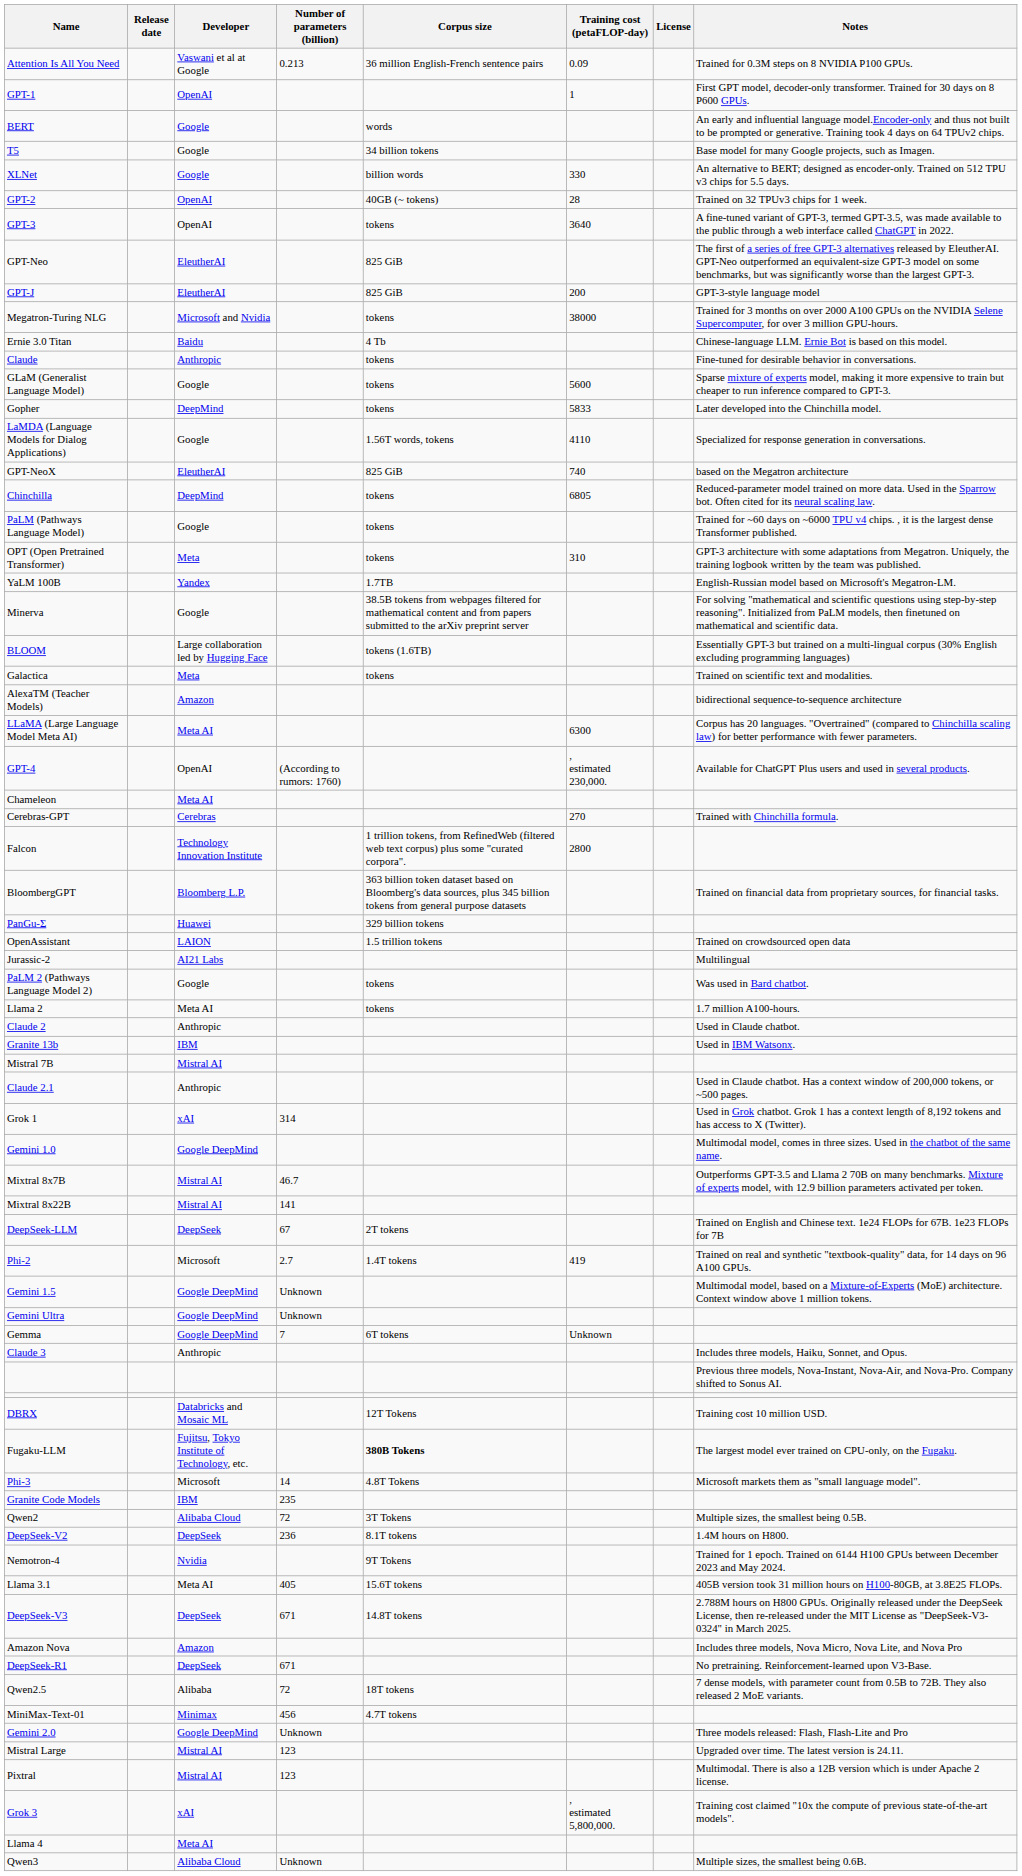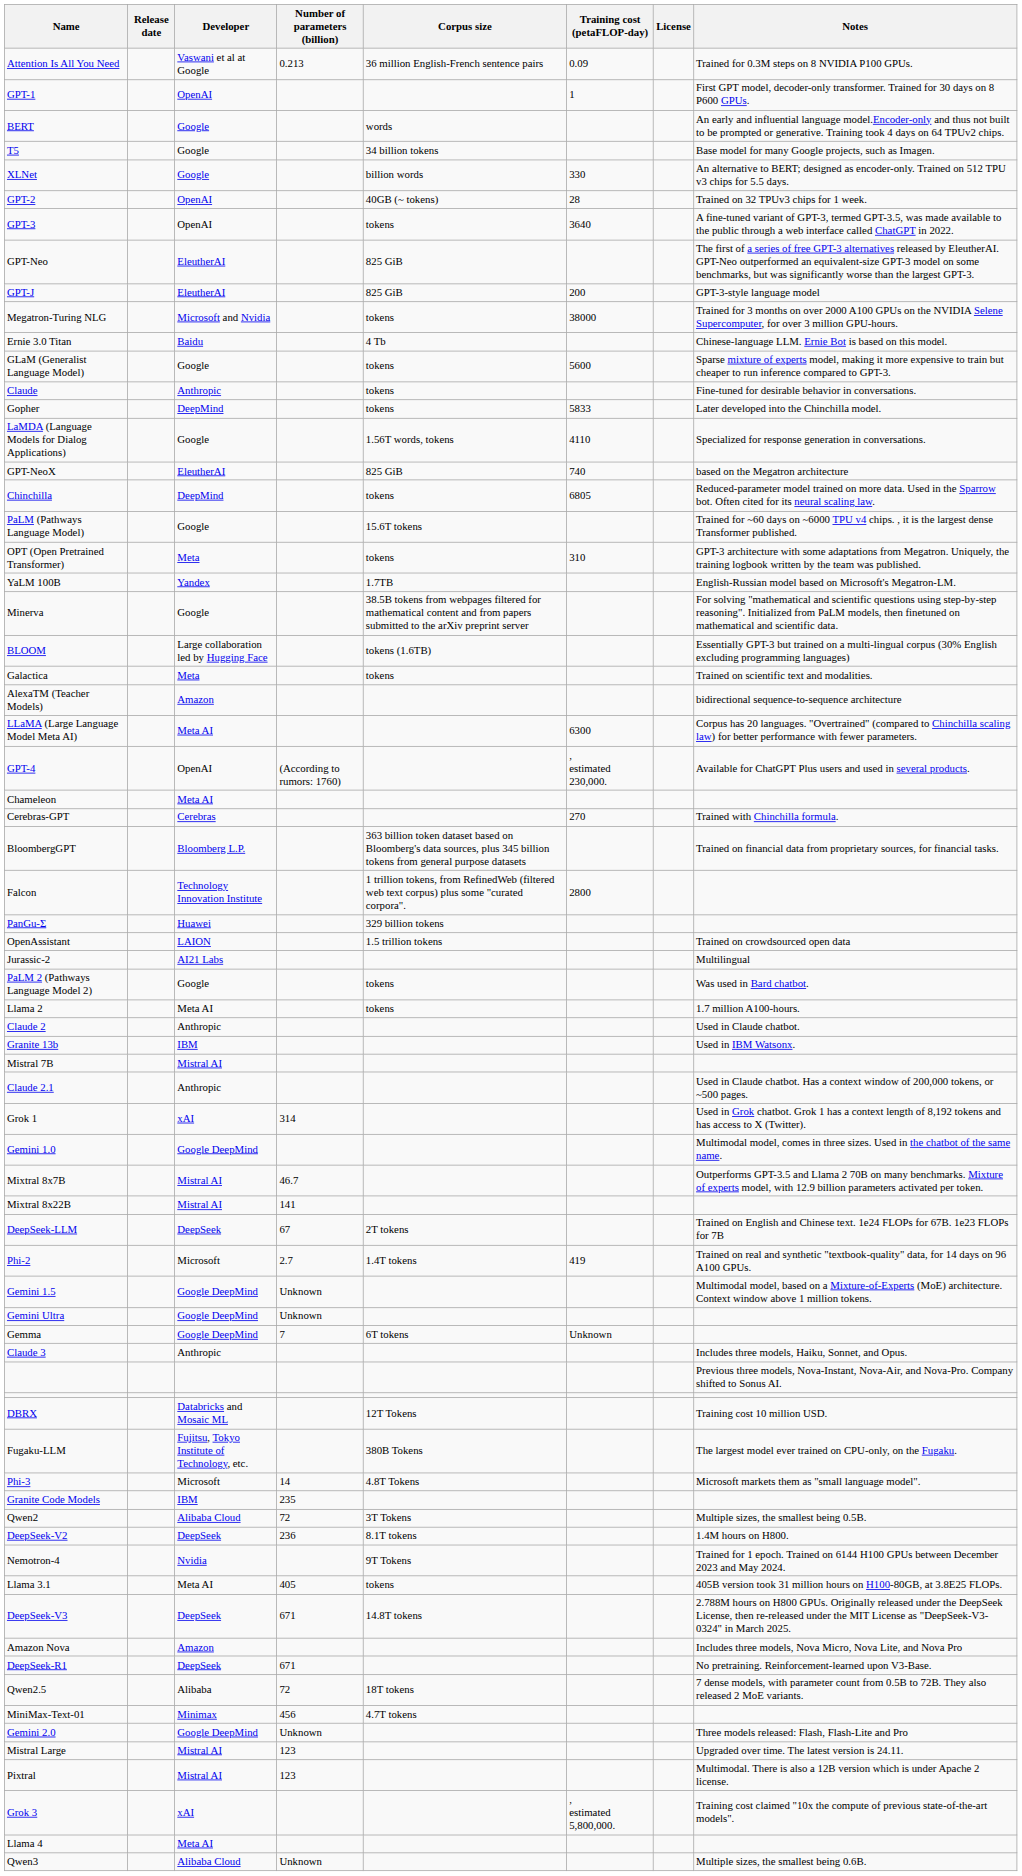rows swapped: (22, 360) <-> (47, 384)
(380, 527) tokens -> (394, 527) 15.6T tokens
rows swapped: (22, 849) <-> (41, 893)
(395, 1451) bold -> (394, 1451) normal
(394, 1585) 15.6T tokens -> (380, 1585) tokens
